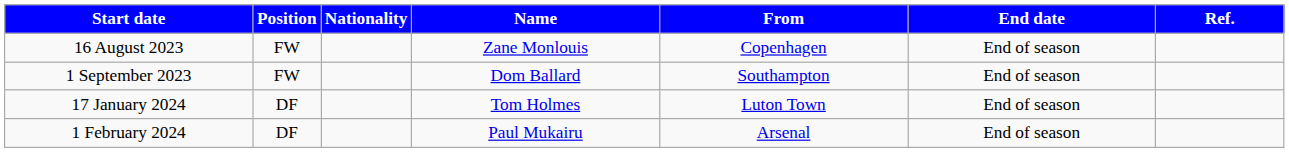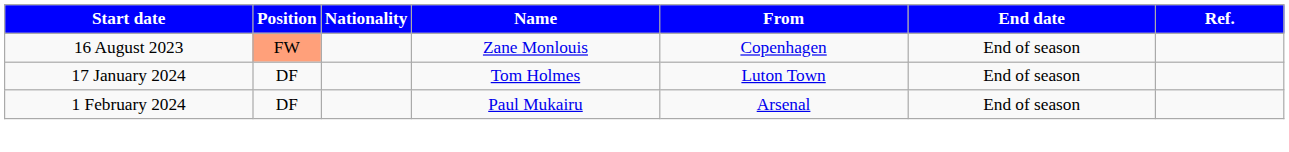(287, 47) no background -> (287, 47) lightsalmon background
- row: (129, 76)
